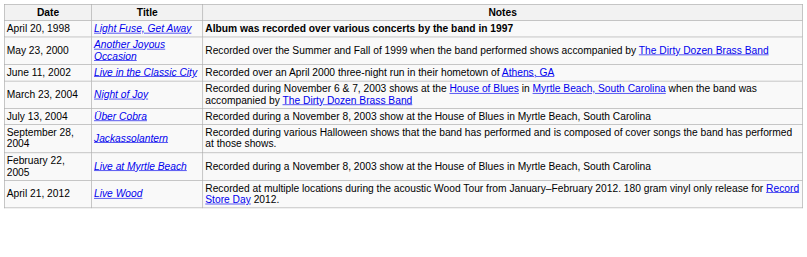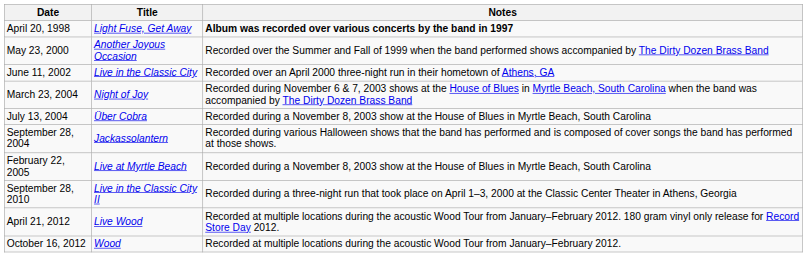+ row: (40, 194)
+ row: (46, 244)
